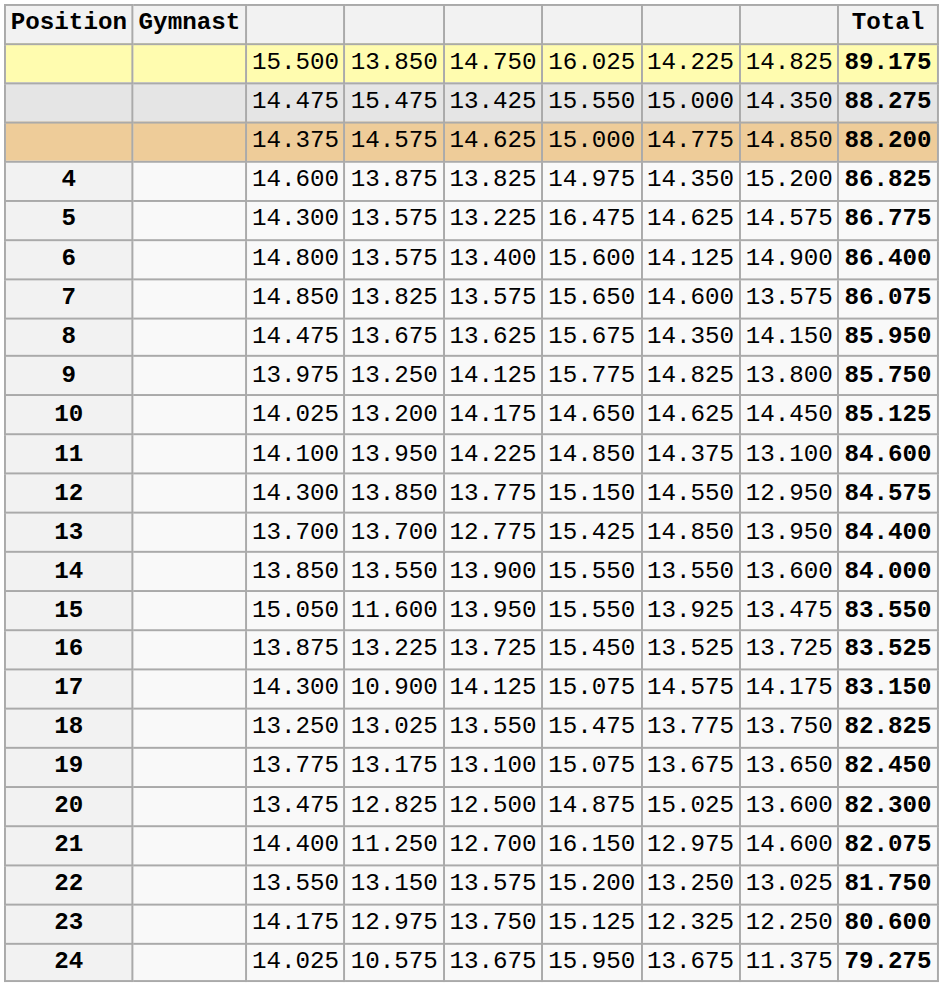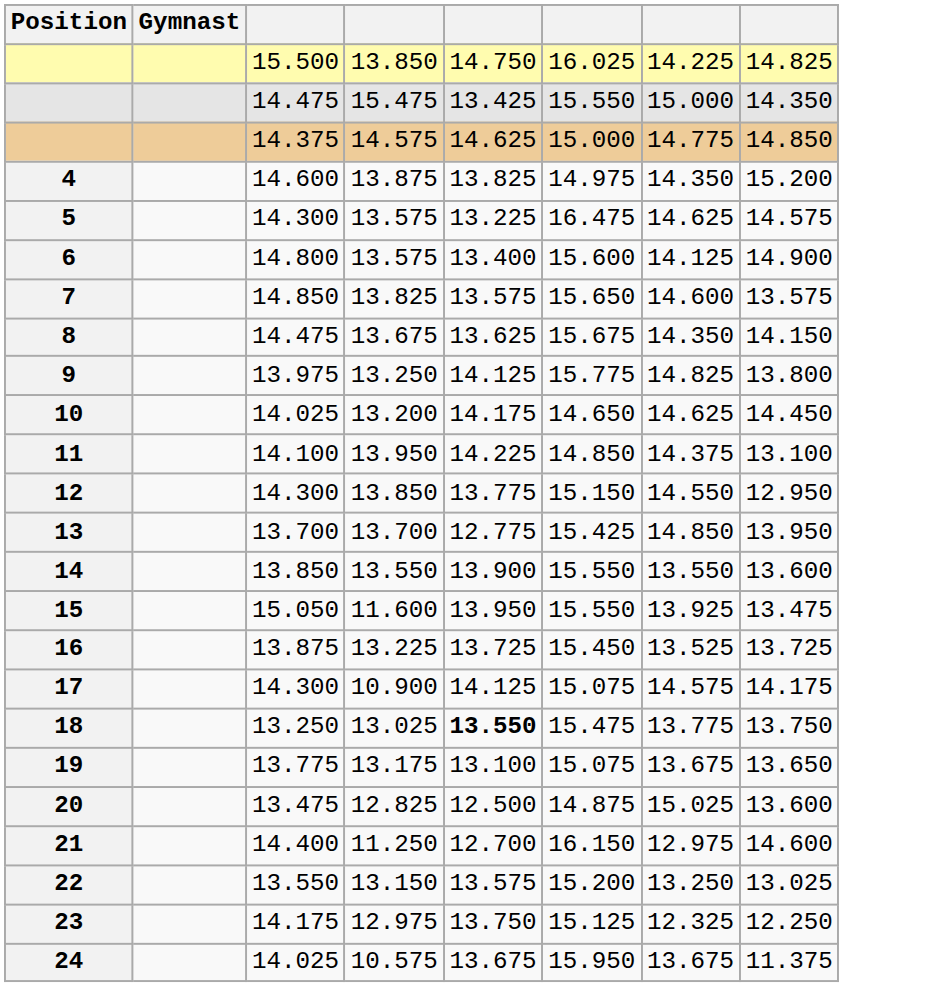- column: (888, 25)
(493, 728) normal -> (493, 728) bold
